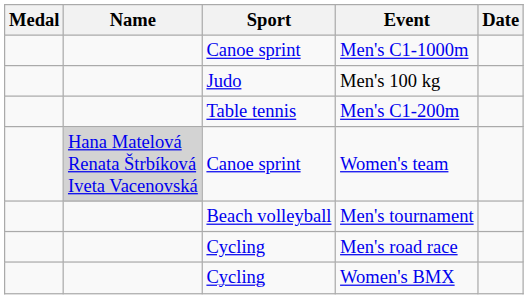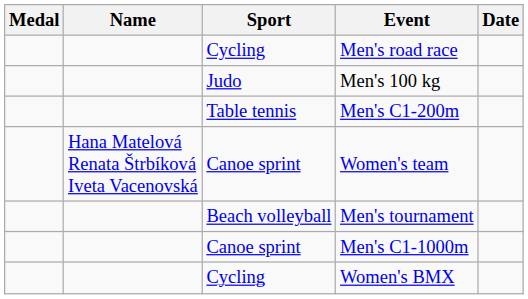rows swapped: (404, 50) <-> (399, 247)
(133, 164) lightgrey background -> (133, 164) no background
